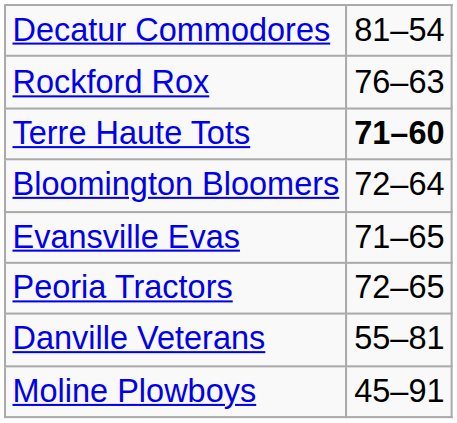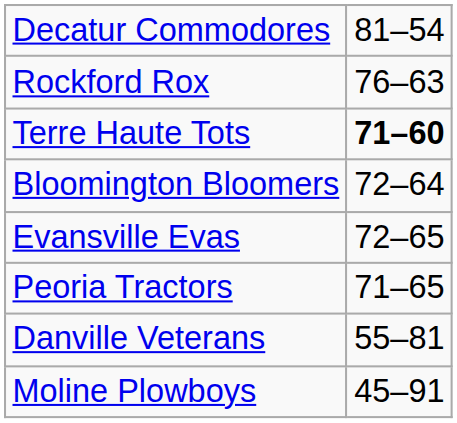(399, 236) 71–65 -> (399, 236) 72–65
(399, 287) 72–65 -> (399, 287) 71–65
